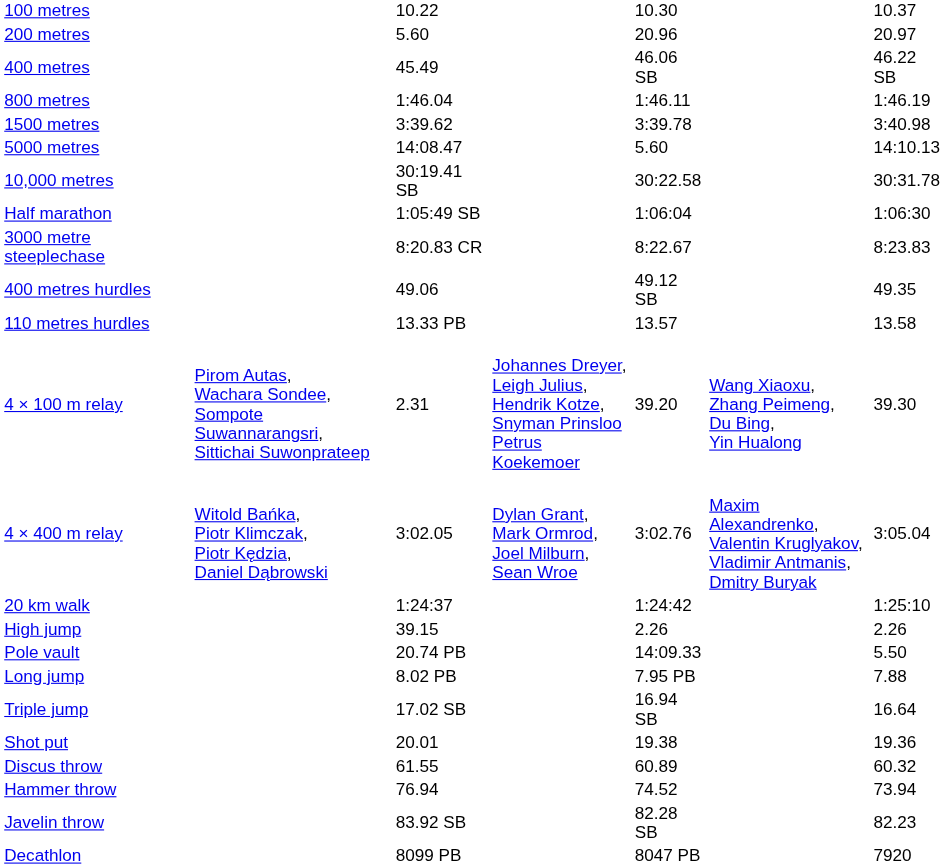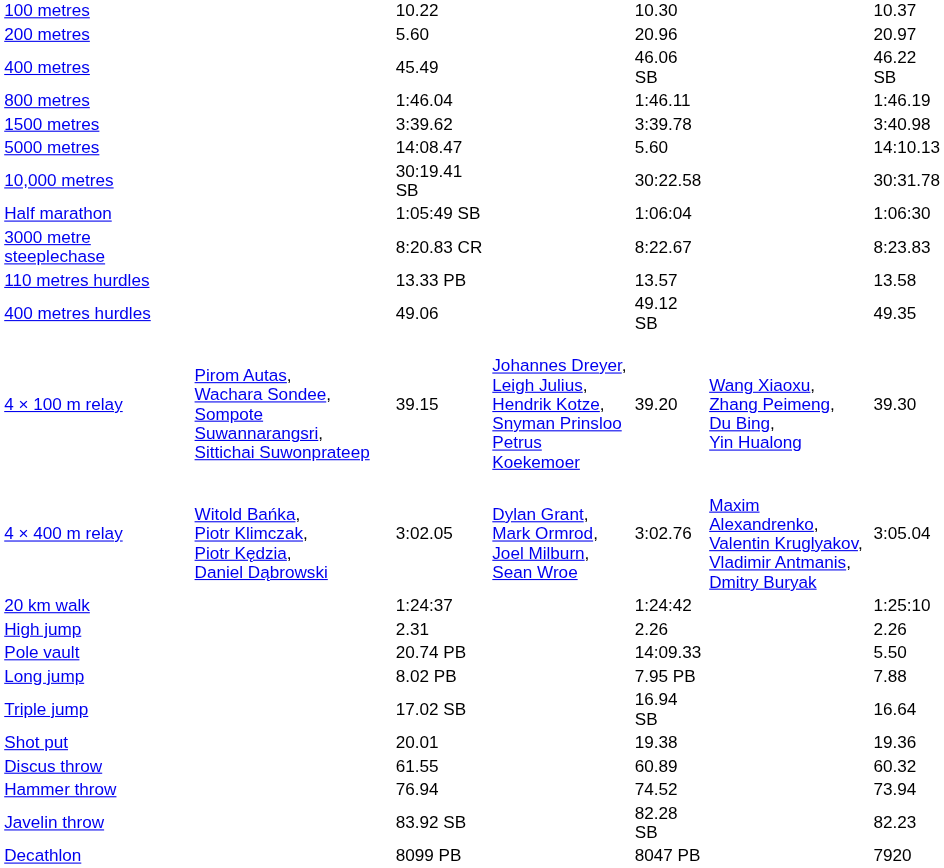rows swapped: (77, 323) <-> (77, 290)
(412, 404) 2.31 -> (417, 404) 39.15
(417, 629) 39.15 -> (412, 629) 2.31
